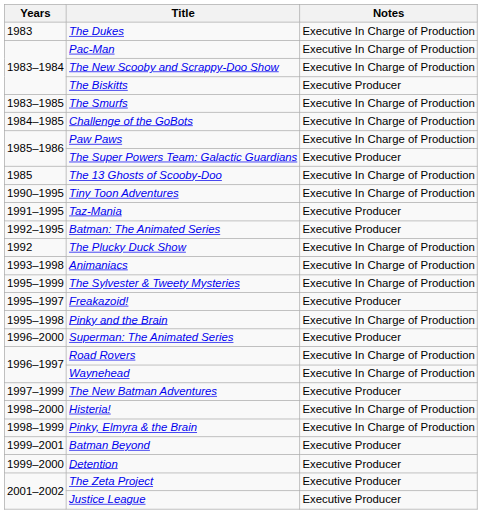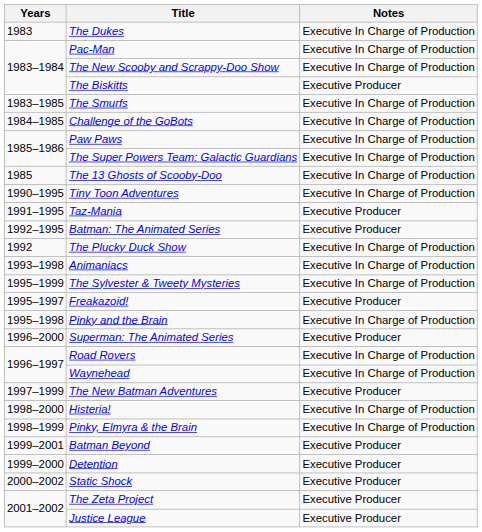(352, 157) Executive Producer -> (389, 157) Executive In Charge of Production
+ row: (101, 481)
